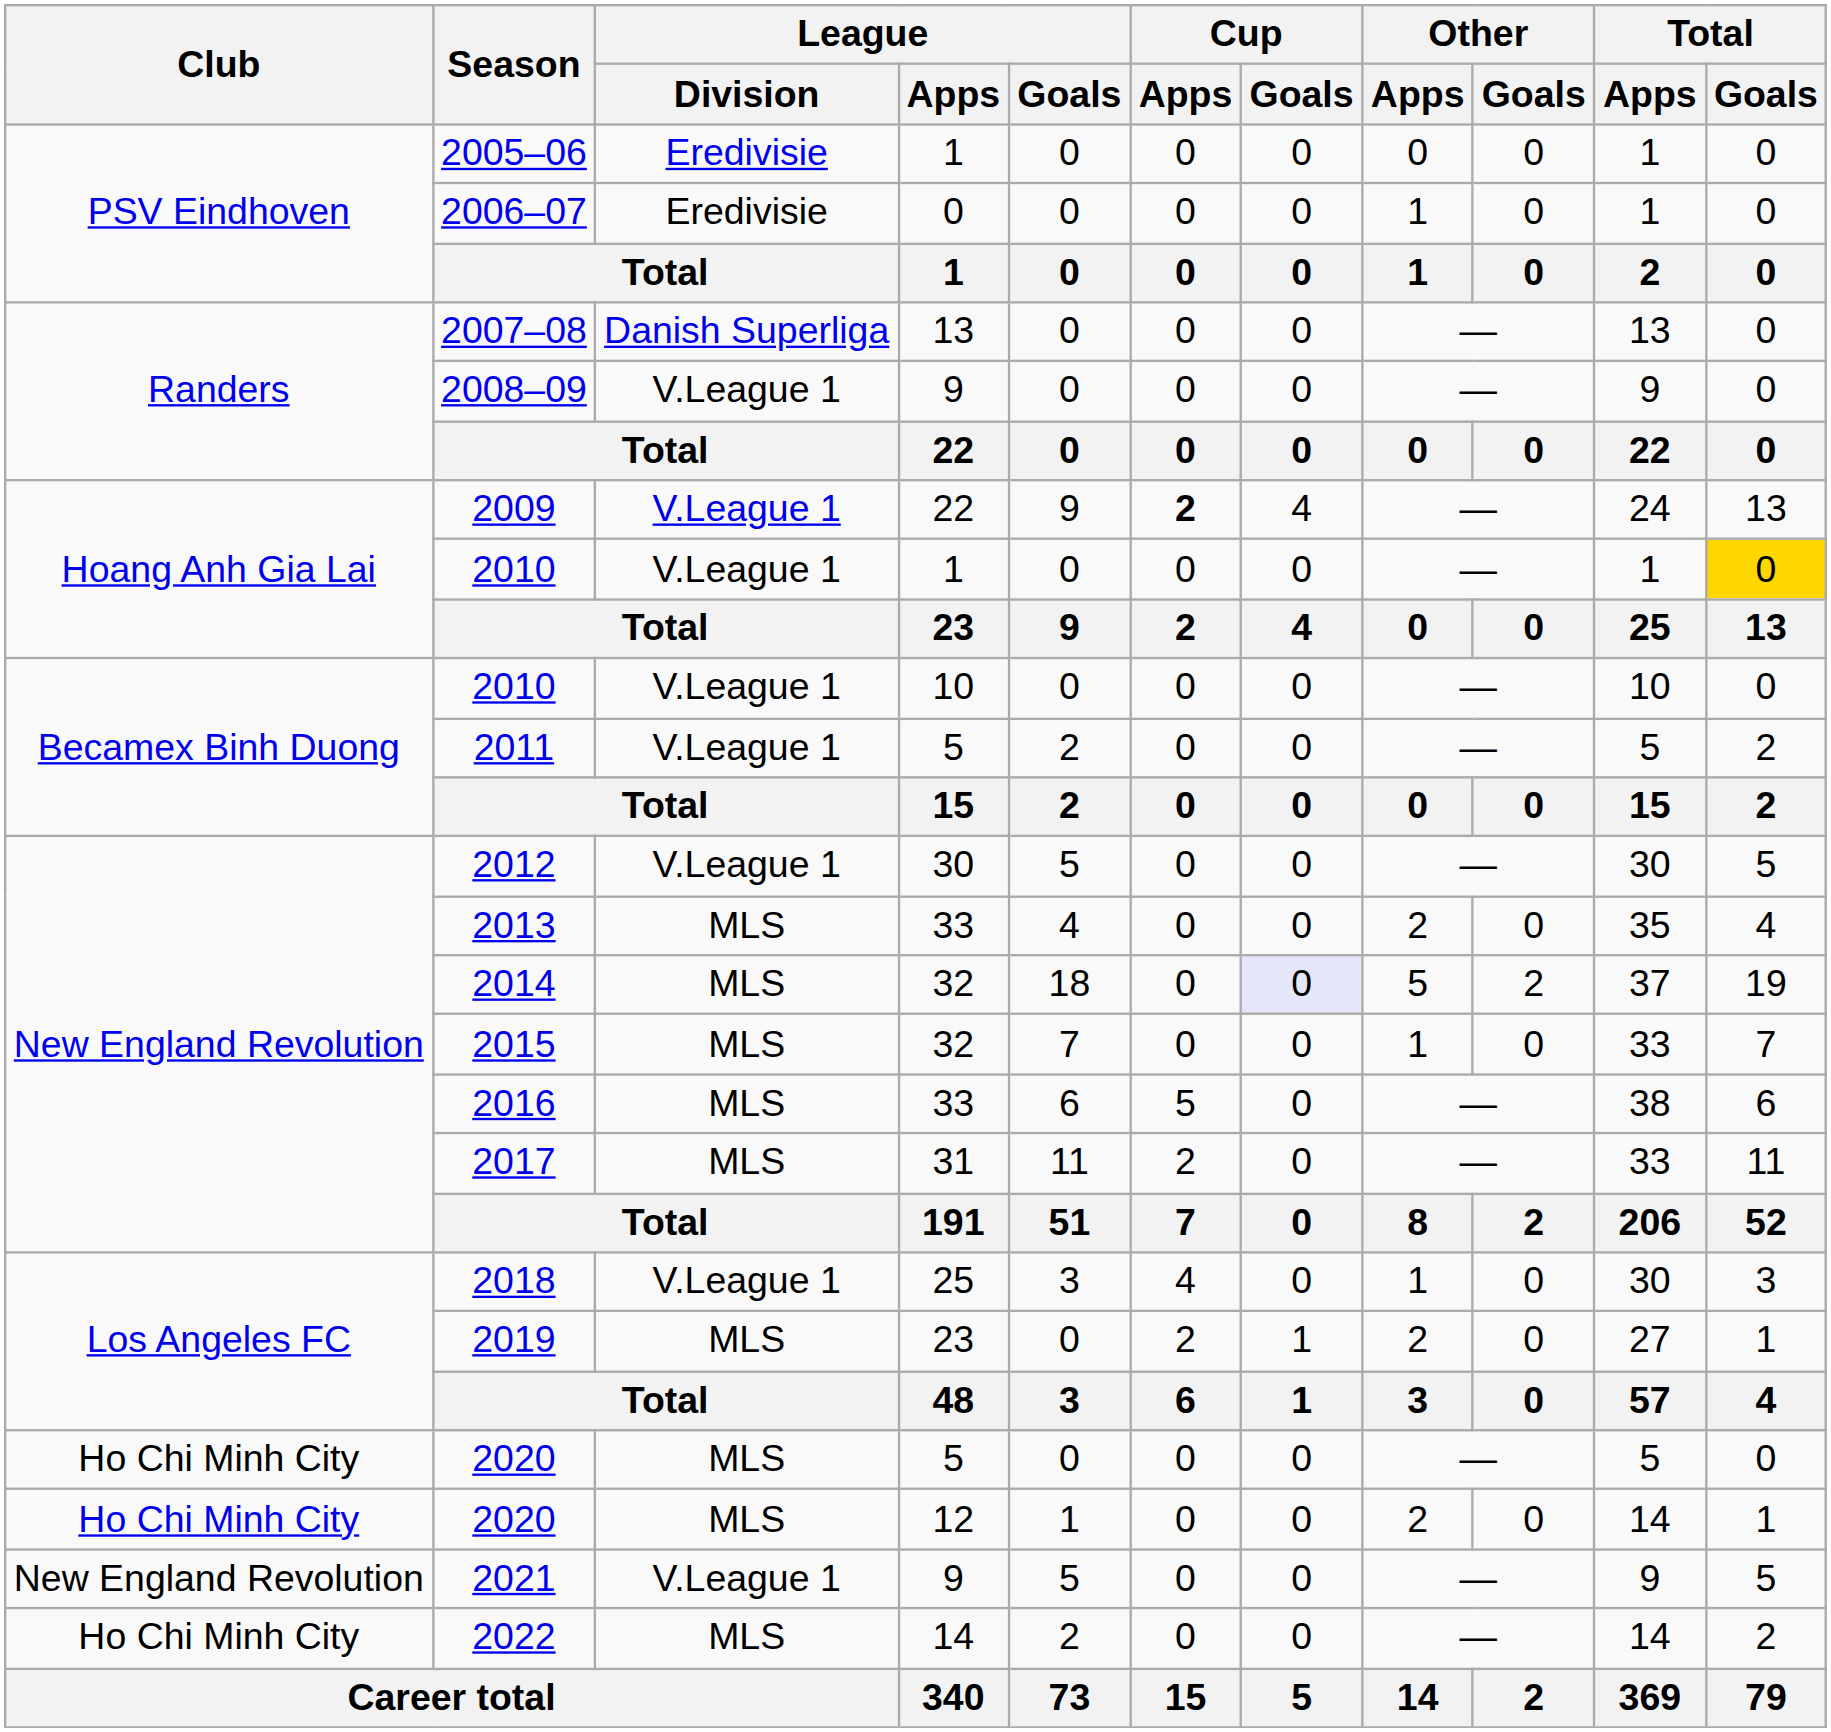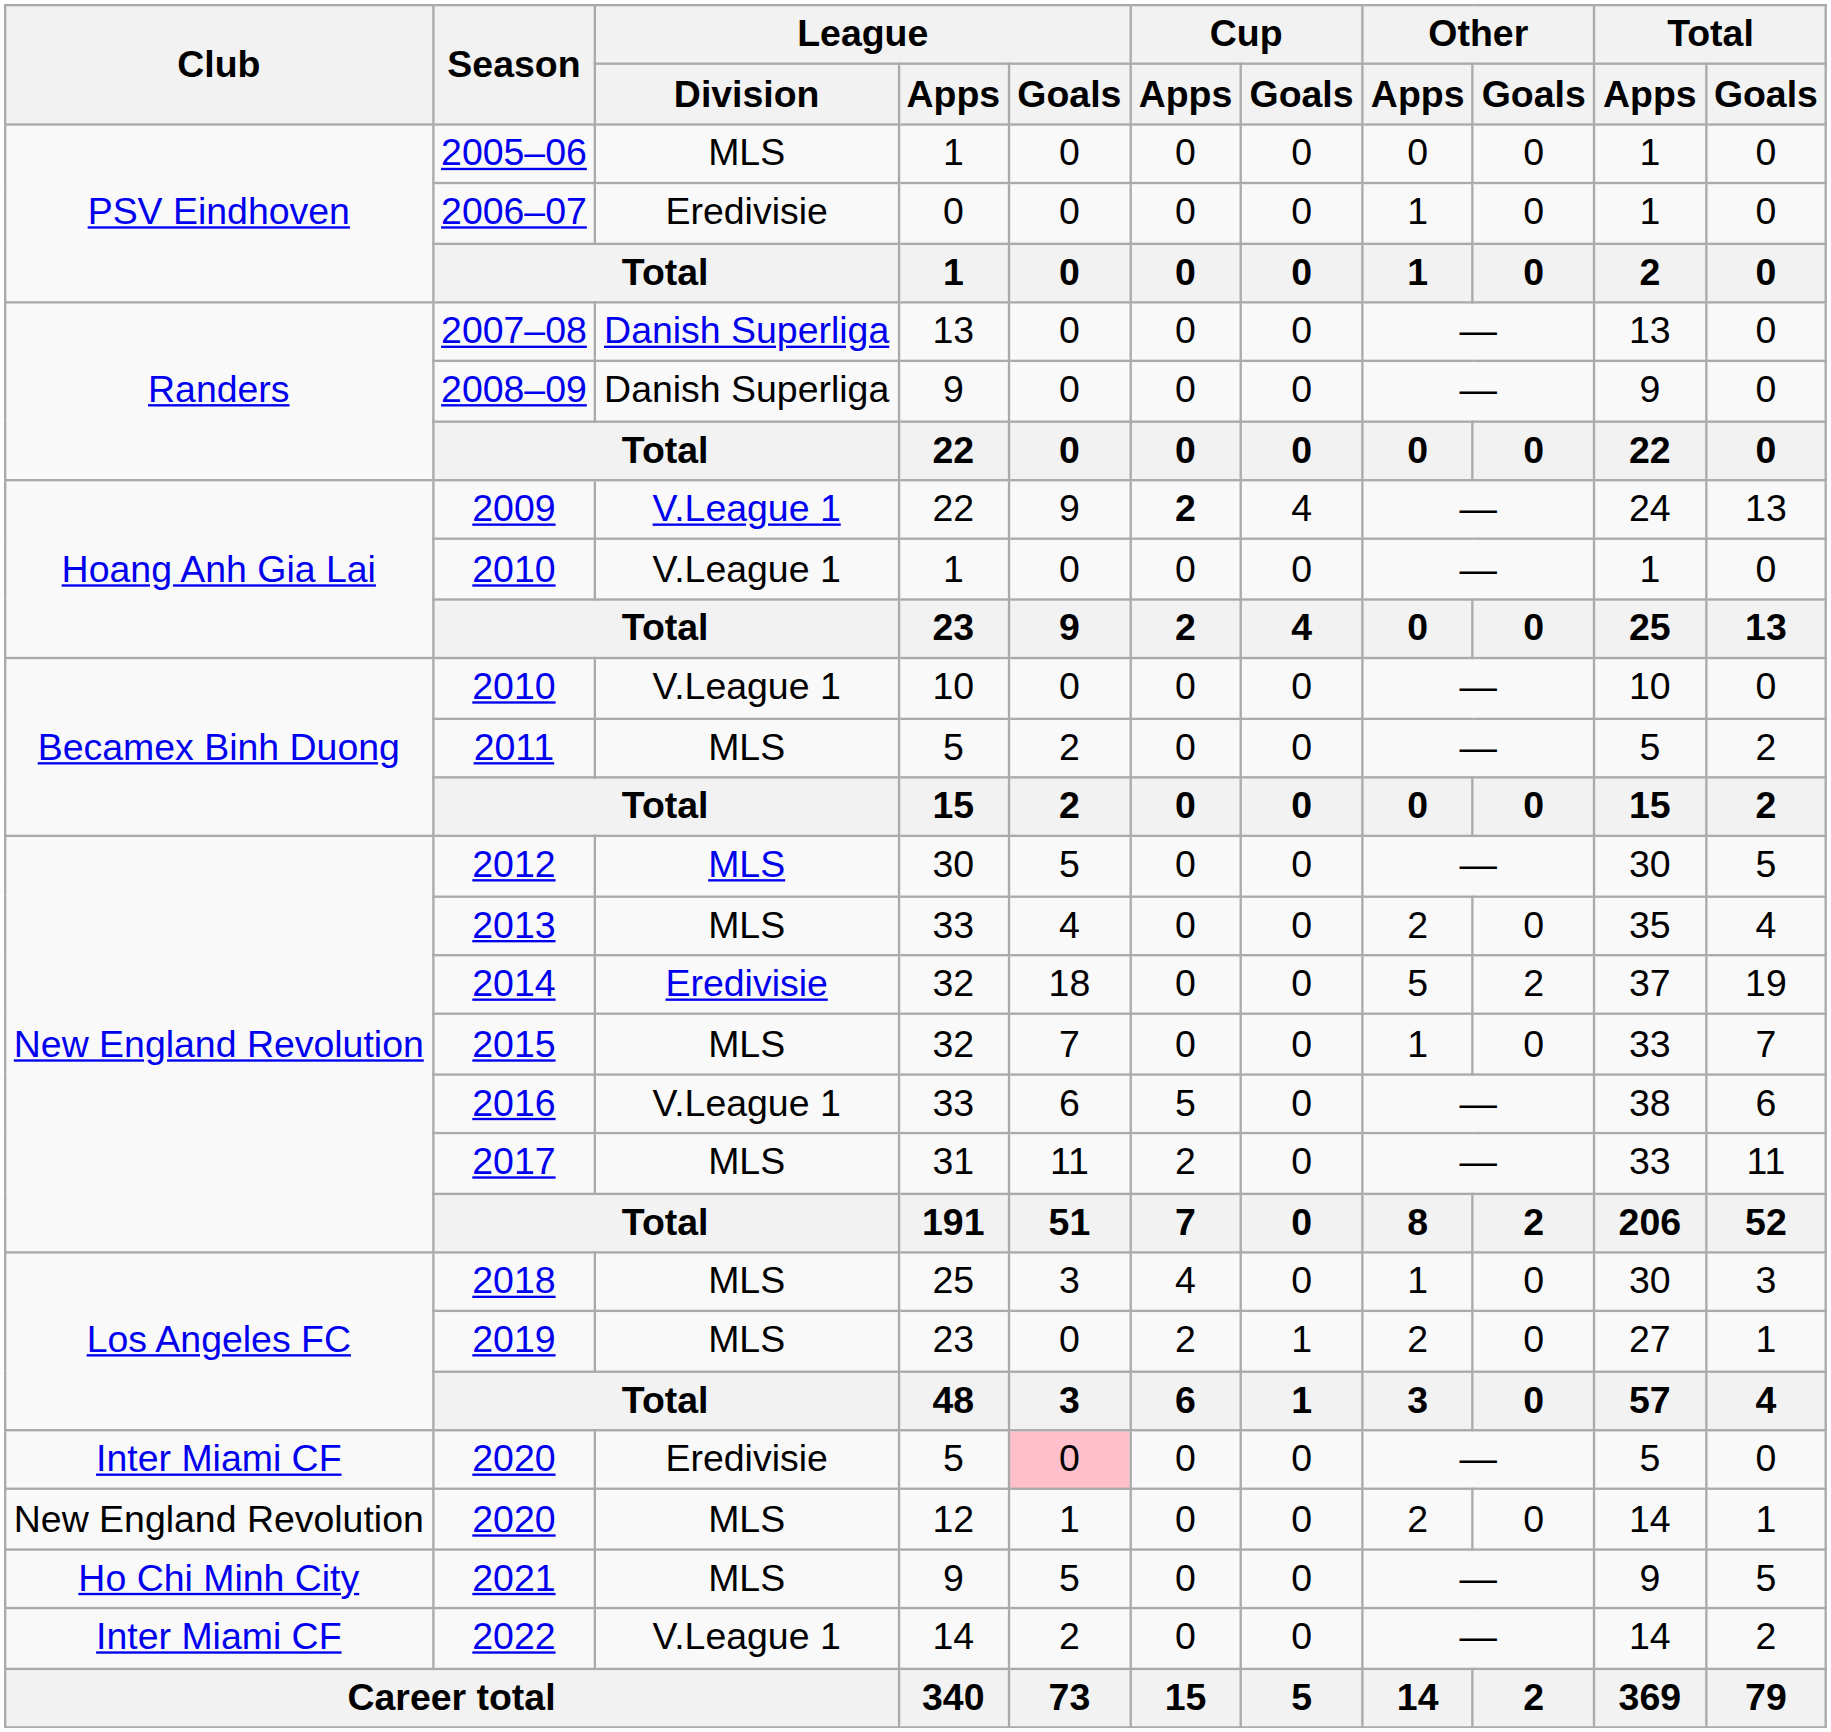(747, 152) Eredivisie -> (747, 152) MLS
(747, 390) V.League 1 -> (747, 390) Danish Superliga
(1766, 568) gold background -> (1766, 568) no background
(747, 746) V.League 1 -> (747, 746) MLS
(747, 865) V.League 1 -> (747, 865) MLS
(747, 984) MLS -> (747, 984) Eredivisie
(1302, 984) lavender background -> (1302, 984) no background
(747, 1102) MLS -> (747, 1102) V.League 1
(747, 1281) V.League 1 -> (747, 1281) MLS
(219, 1459) Ho Chi Minh City -> (219, 1459) Inter Miami CF
(747, 1459) MLS -> (747, 1459) Eredivisie
(1069, 1459) no background -> (1069, 1459) pink background
(219, 1518) Ho Chi Minh City -> (219, 1518) New England Revolution
(219, 1578) New England Revolution -> (219, 1578) Ho Chi Minh City
(747, 1578) V.League 1 -> (747, 1578) MLS
(219, 1637) Ho Chi Minh City -> (219, 1637) Inter Miami CF
(747, 1637) MLS -> (747, 1637) V.League 1
